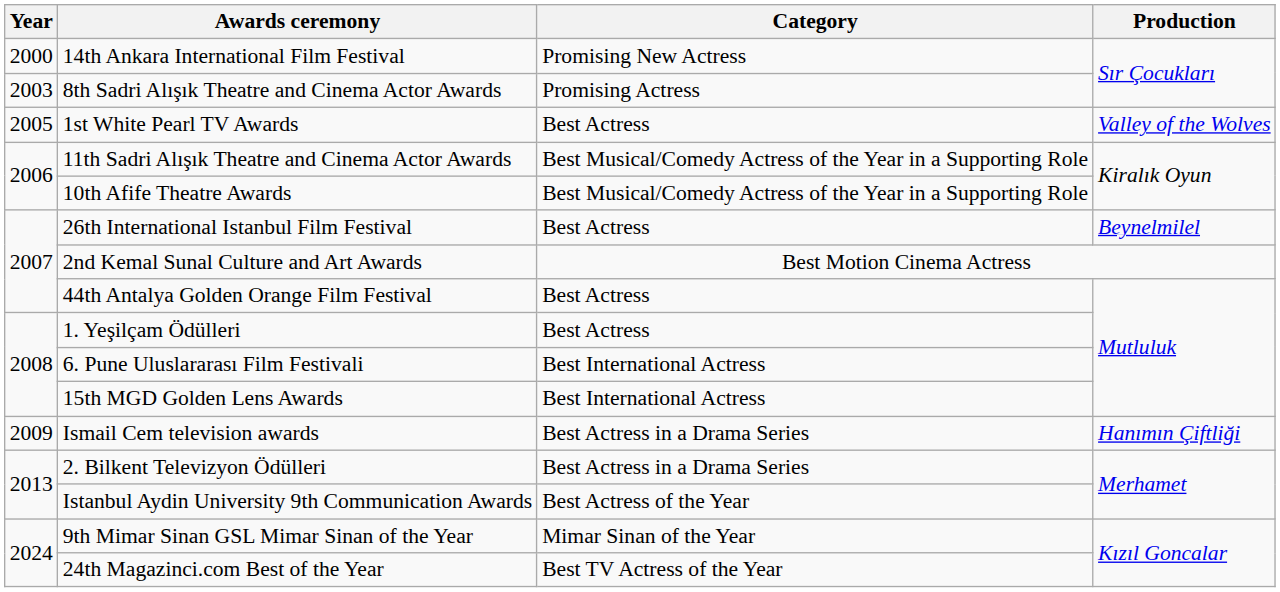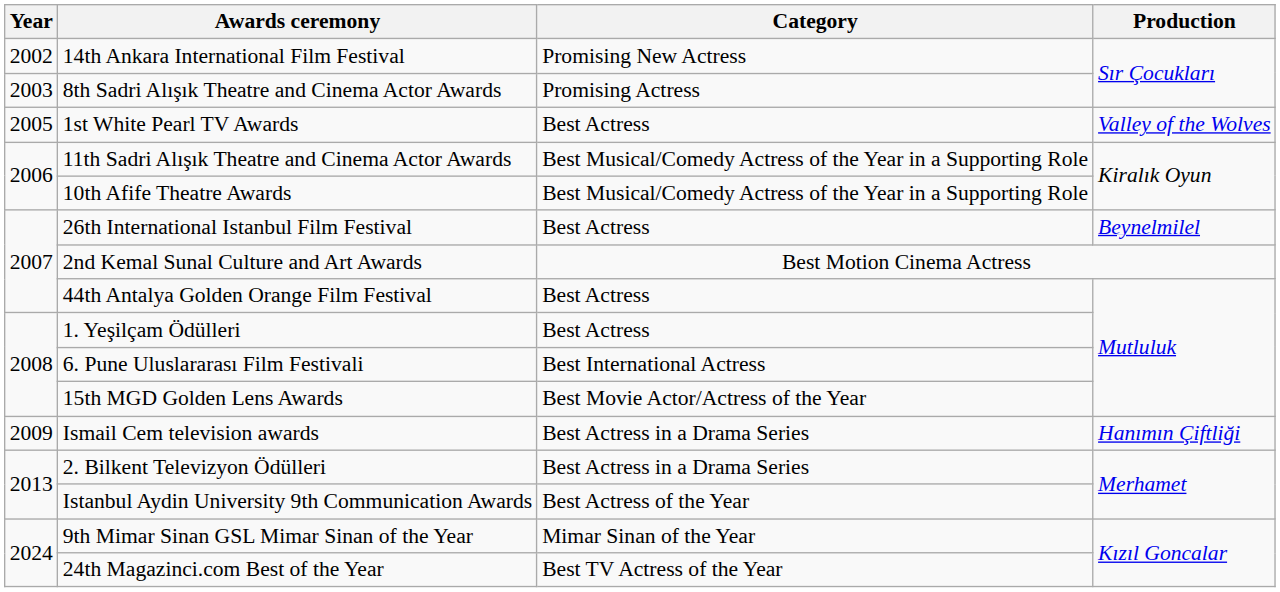(31, 55) 2000 -> (31, 55) 2002
(654, 398) Best International Actress -> (704, 398) Best Movie Actor/Actress of the Year
